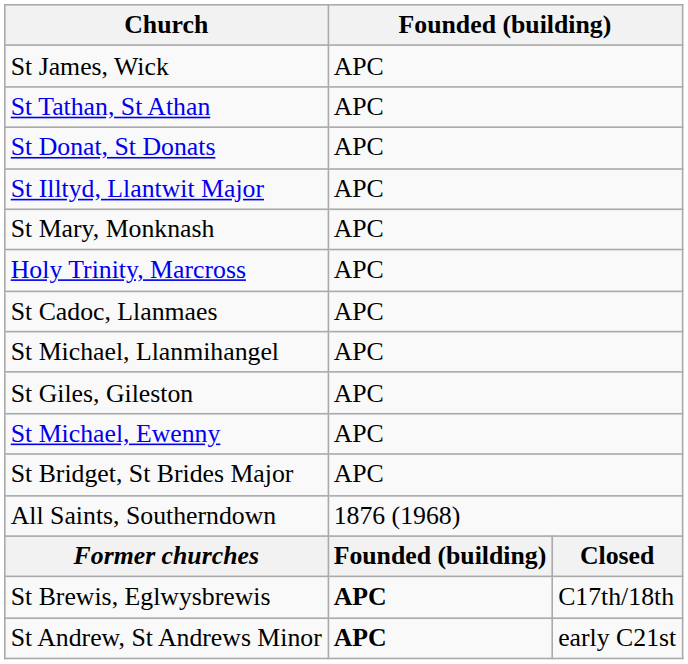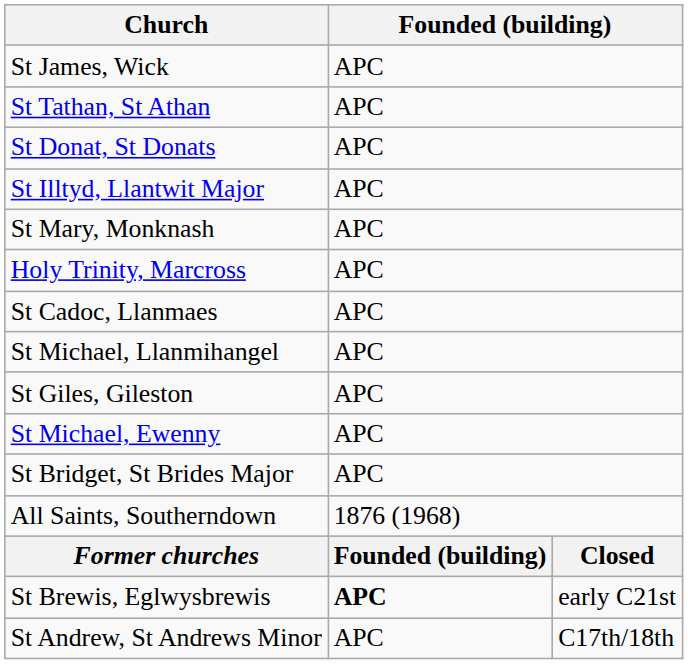(616, 596) C17th/18th -> (617, 596) early C21st
(360, 637) bold -> (359, 637) normal
(617, 637) early C21st -> (616, 637) C17th/18th
